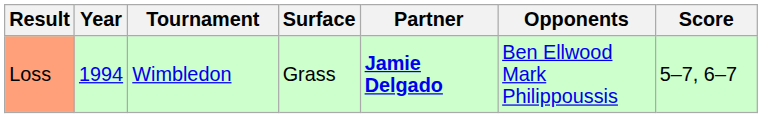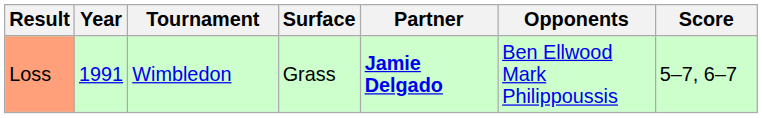(101, 74) 1994 -> (101, 74) 1991
